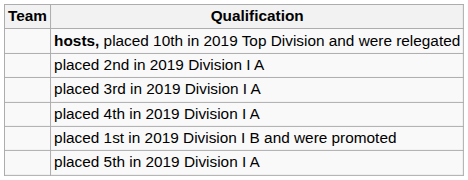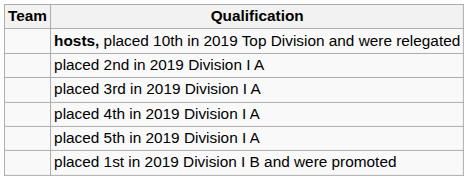rows swapped: (157, 162) <-> (225, 138)
